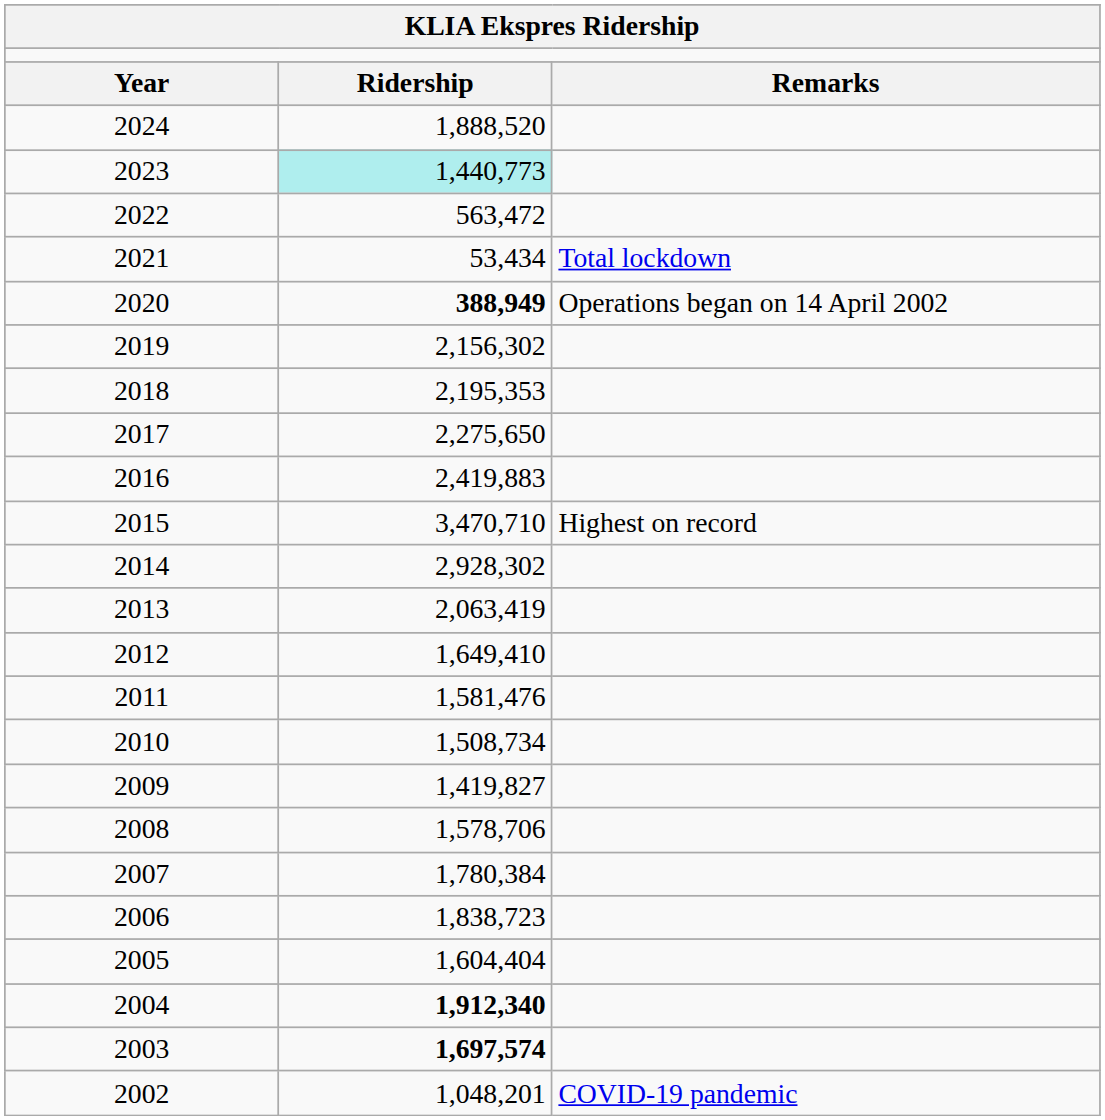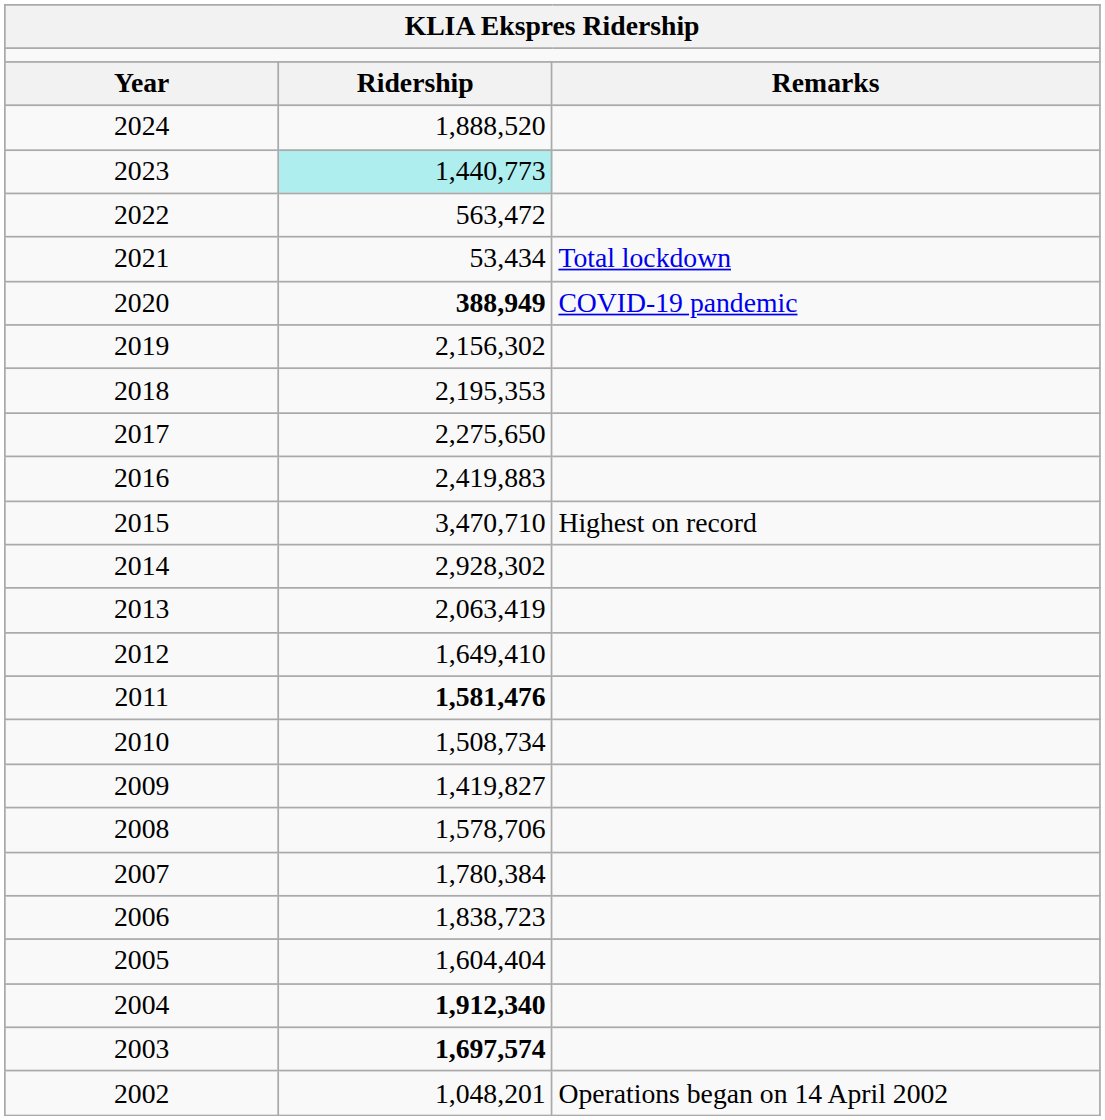(753, 302) Operations began on 14 April 2002 -> (678, 302) COVID-19 pandemic
(490, 697) normal -> (490, 697) bold
(678, 1092) COVID-19 pandemic -> (753, 1092) Operations began on 14 April 2002
